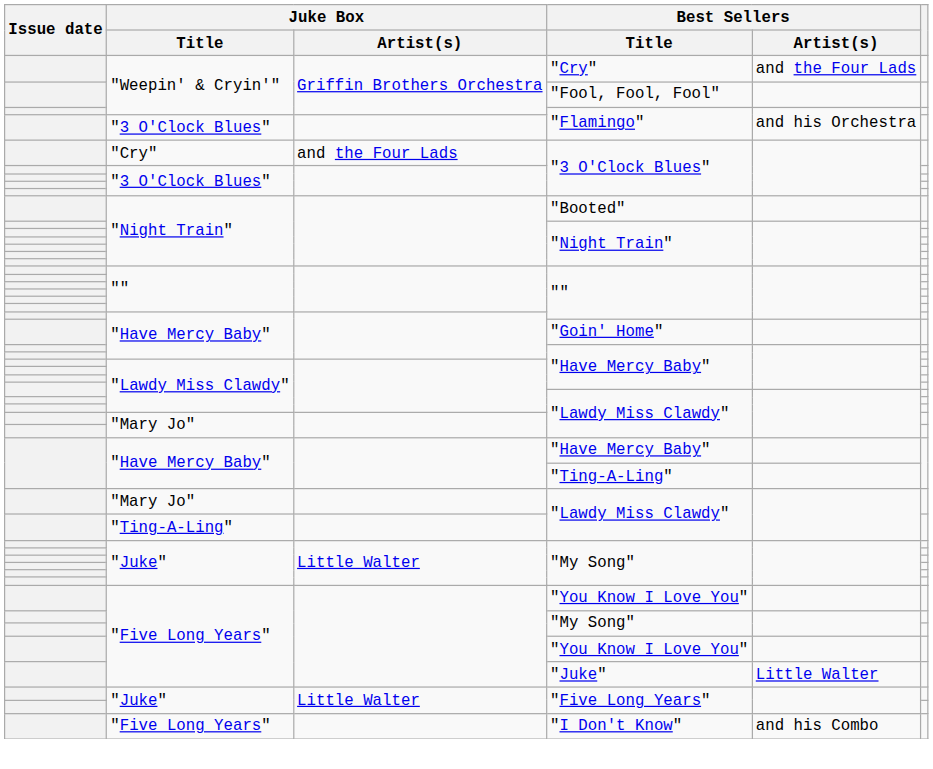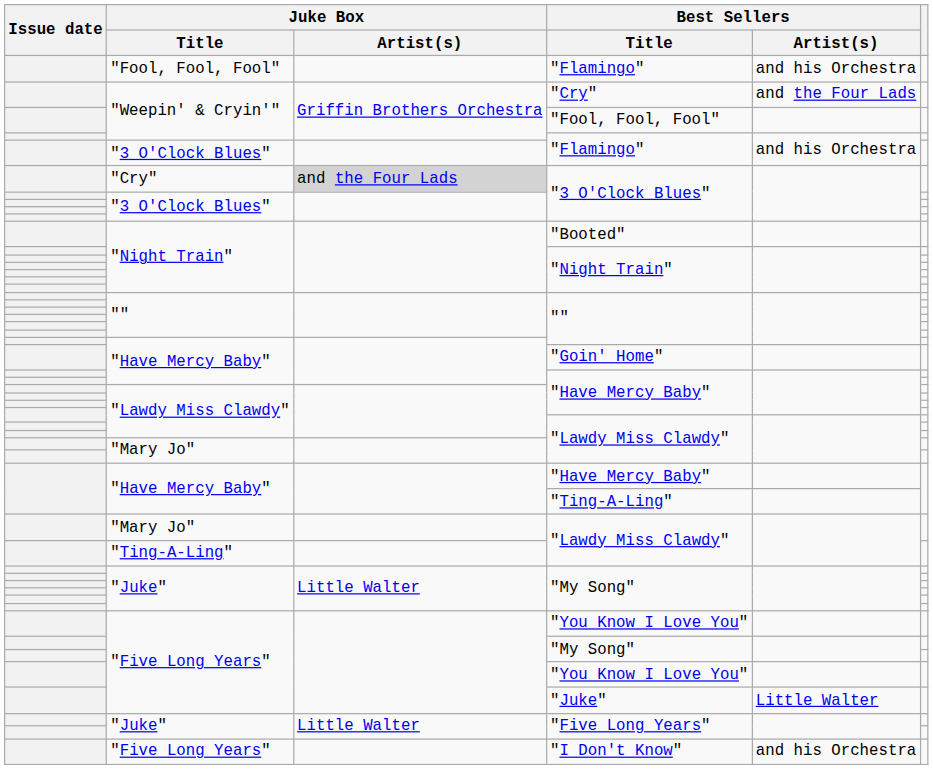+ row: (195, 69)
(377, 153) no background -> (377, 179) lightgrey background
(817, 726) and his Combo -> (836, 752) and his Orchestra
